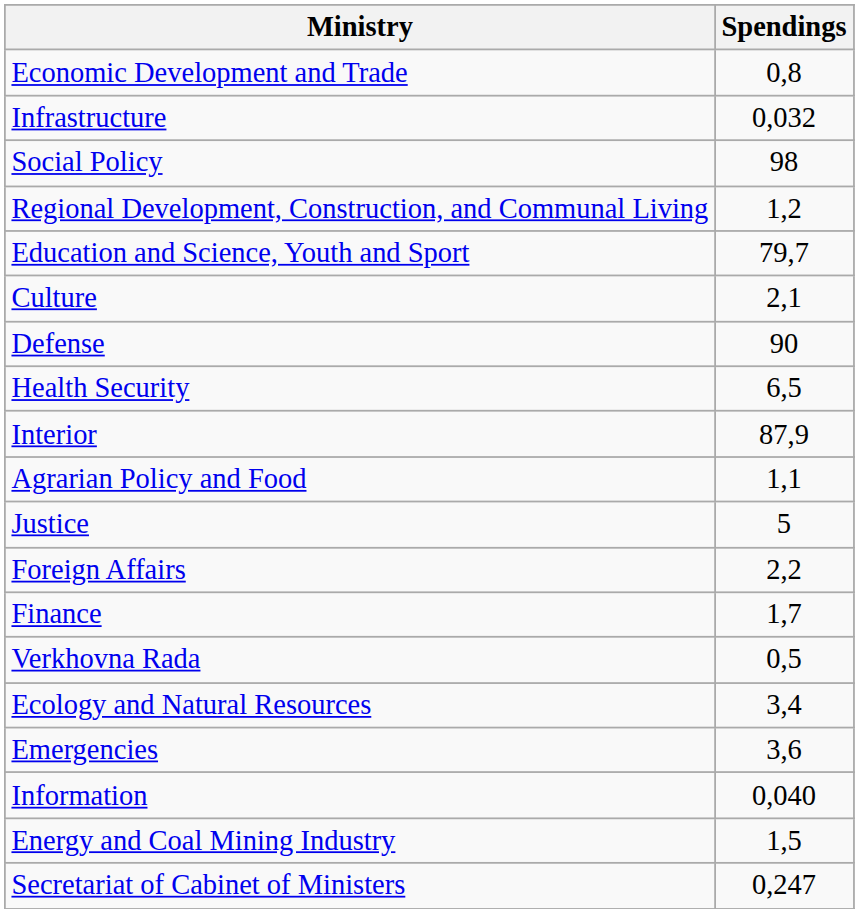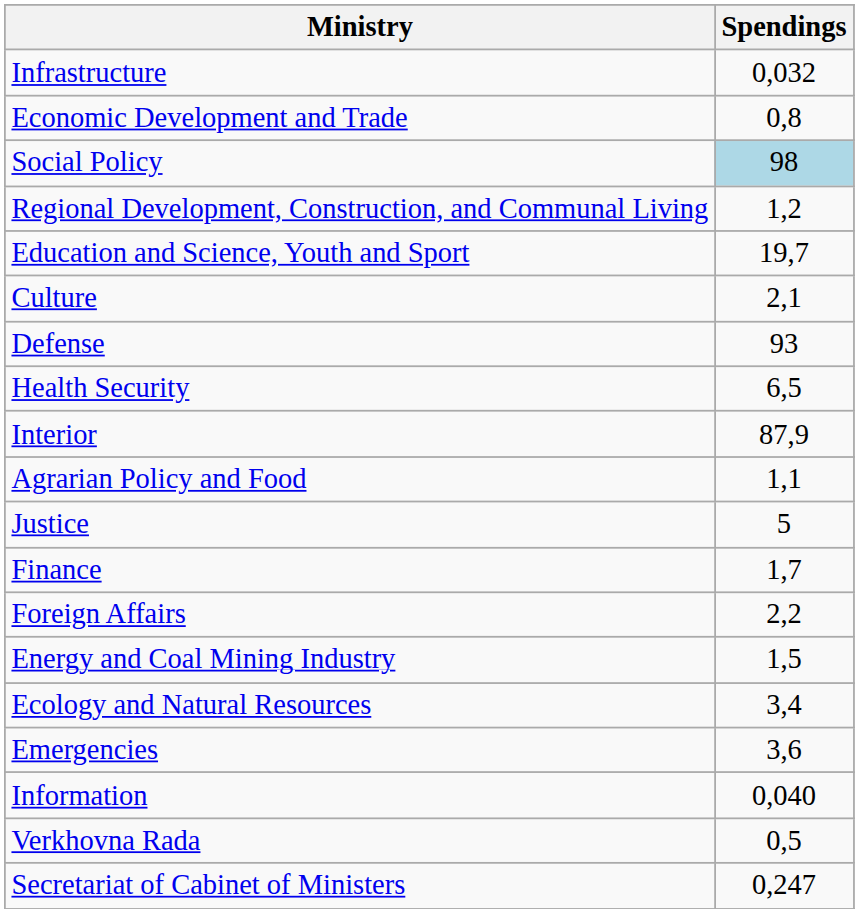rows swapped: (210, 72) <-> (89, 117)
(784, 162) no background -> (784, 162) lightblue background
(784, 252) 79,7 -> (784, 252) 19,7
(784, 343) 90 -> (784, 343) 93
rows swapped: (99, 569) <-> (57, 614)
rows swapped: (203, 840) <-> (106, 659)
